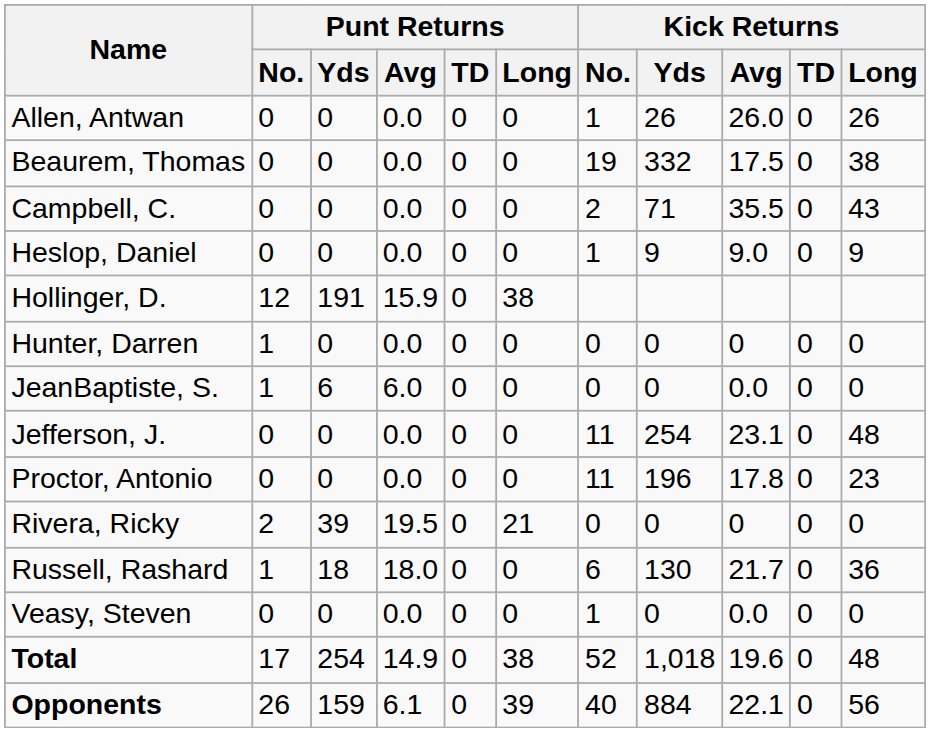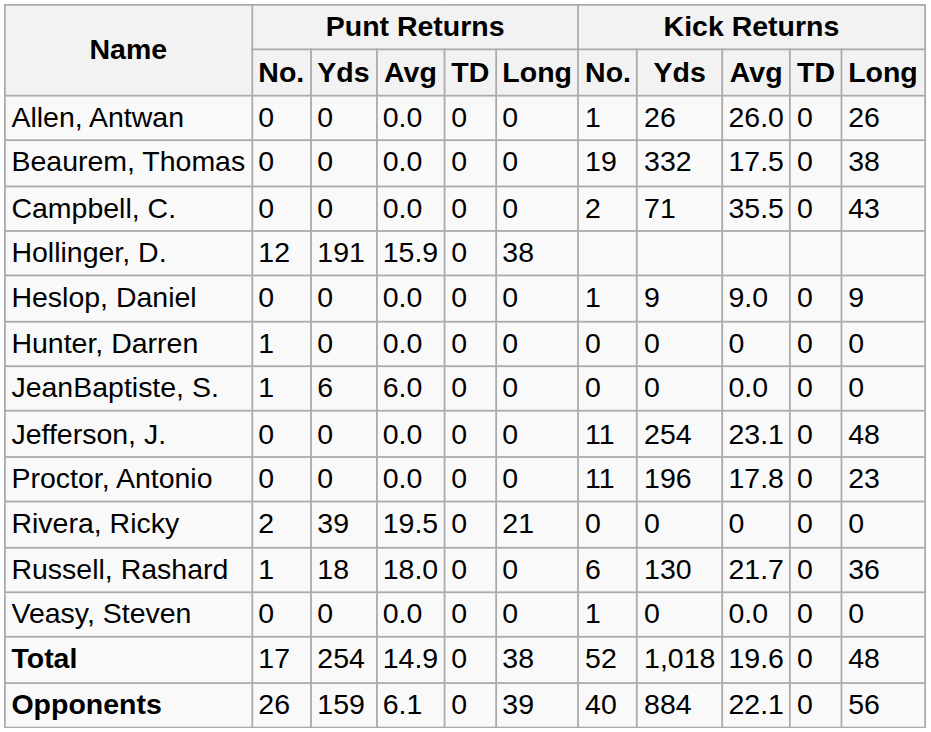rows swapped: (104, 252) <-> (89, 298)
